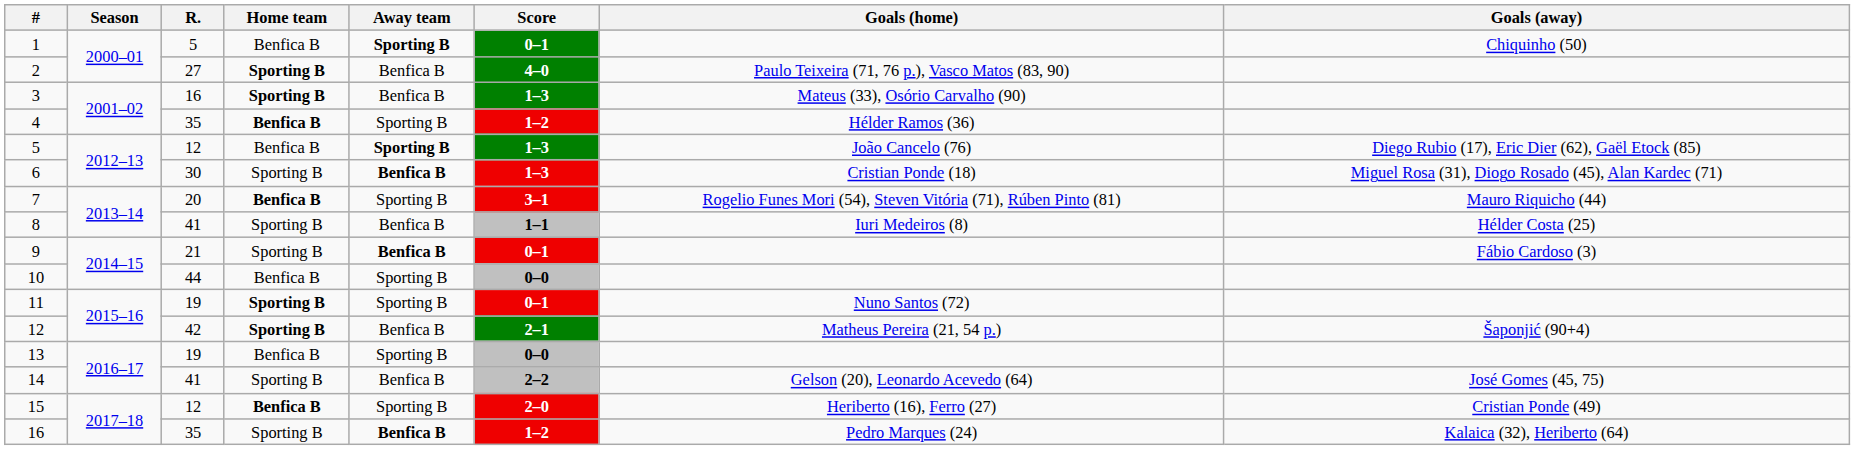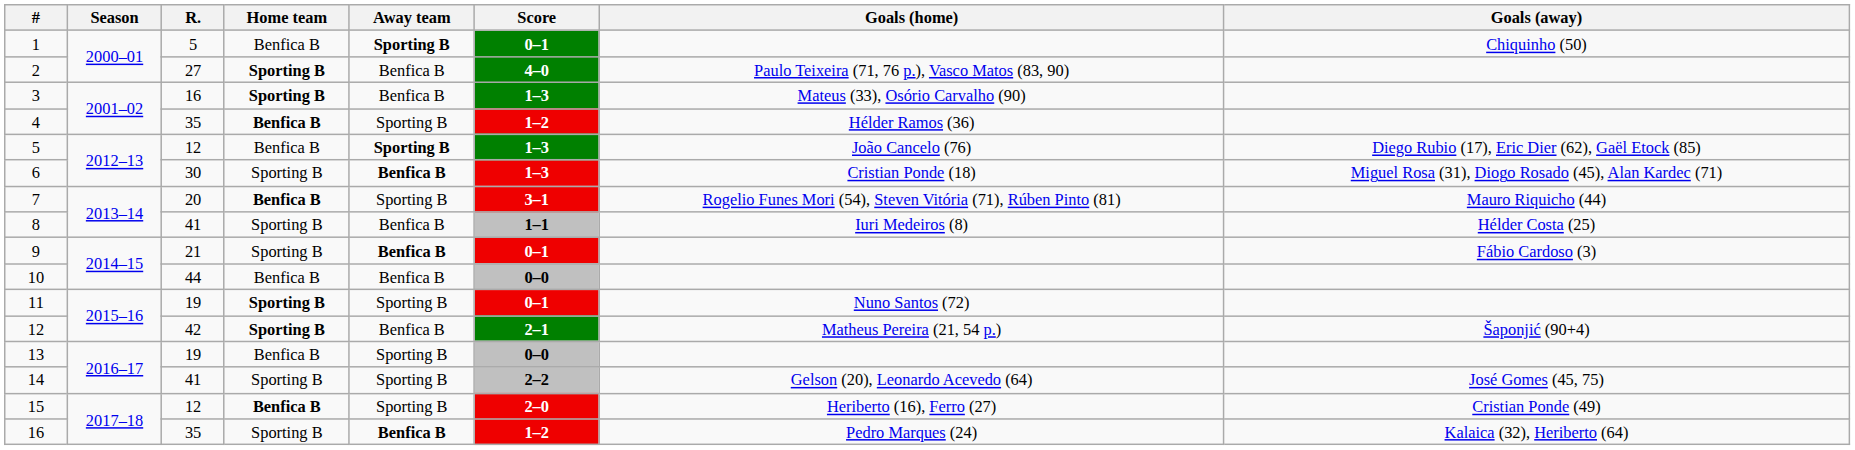(412, 277) Sporting B -> (412, 277) Benfica B
(412, 380) Benfica B -> (412, 380) Sporting B
